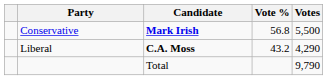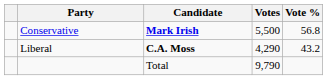columns swapped: (307, 13) <-> (272, 13)
